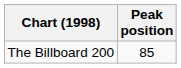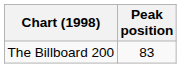(147, 52) 85 -> (147, 52) 83
